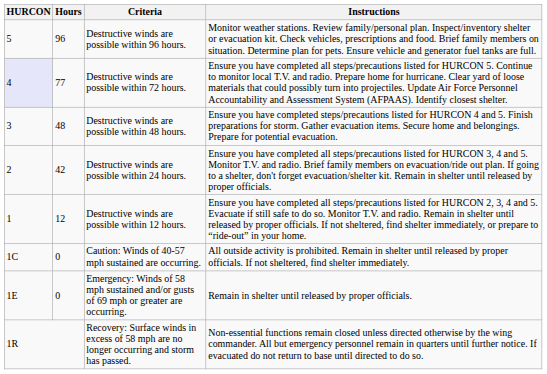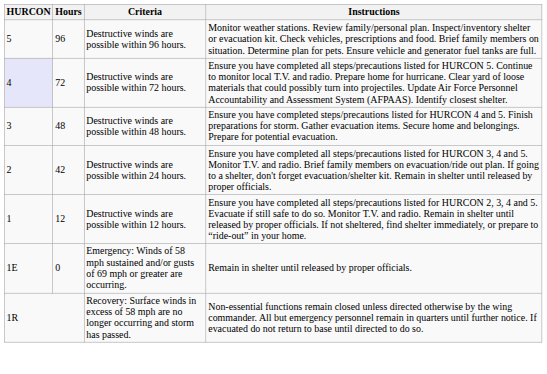(60, 82) 77 -> (60, 82) 72
- row: (144, 257)
